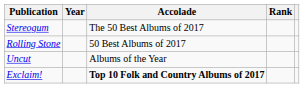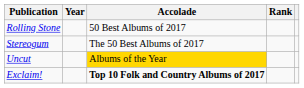rows swapped: (33, 43) <-> (28, 28)
(128, 59) no background -> (128, 59) gold background
